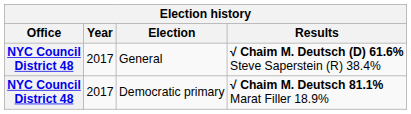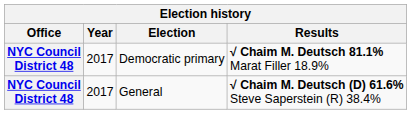rows swapped: (172, 92) <-> (141, 59)
